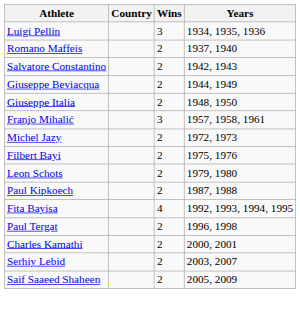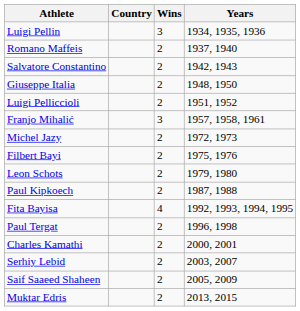- row: (53, 84)
+ row: (43, 102)
+ row: (37, 297)
